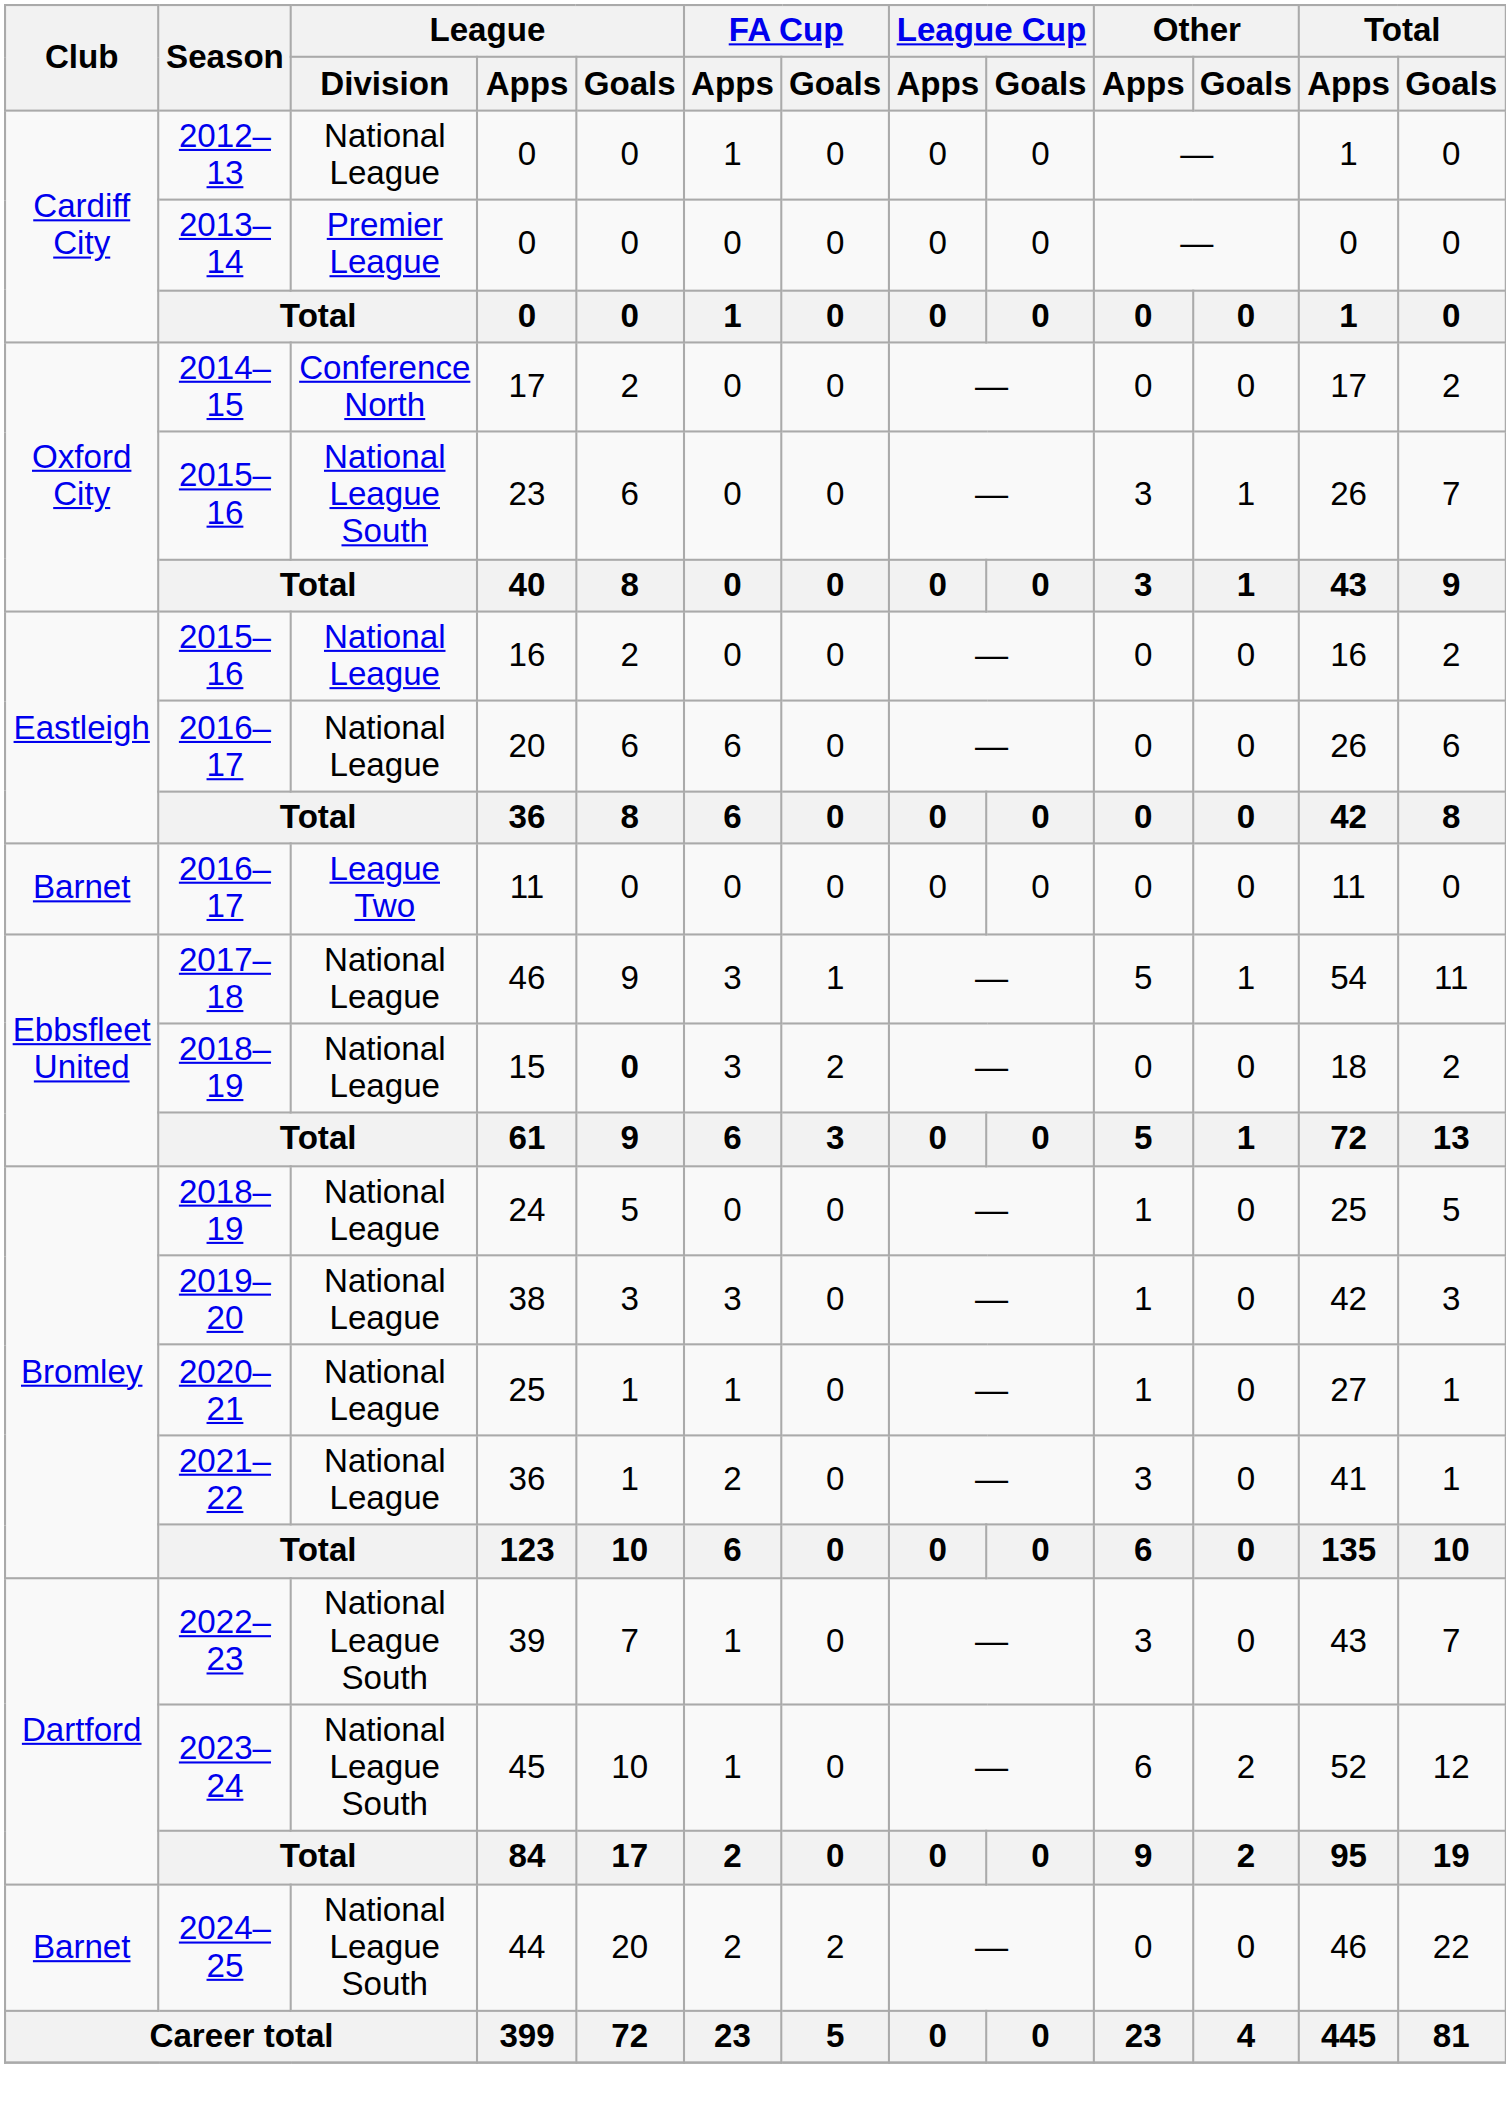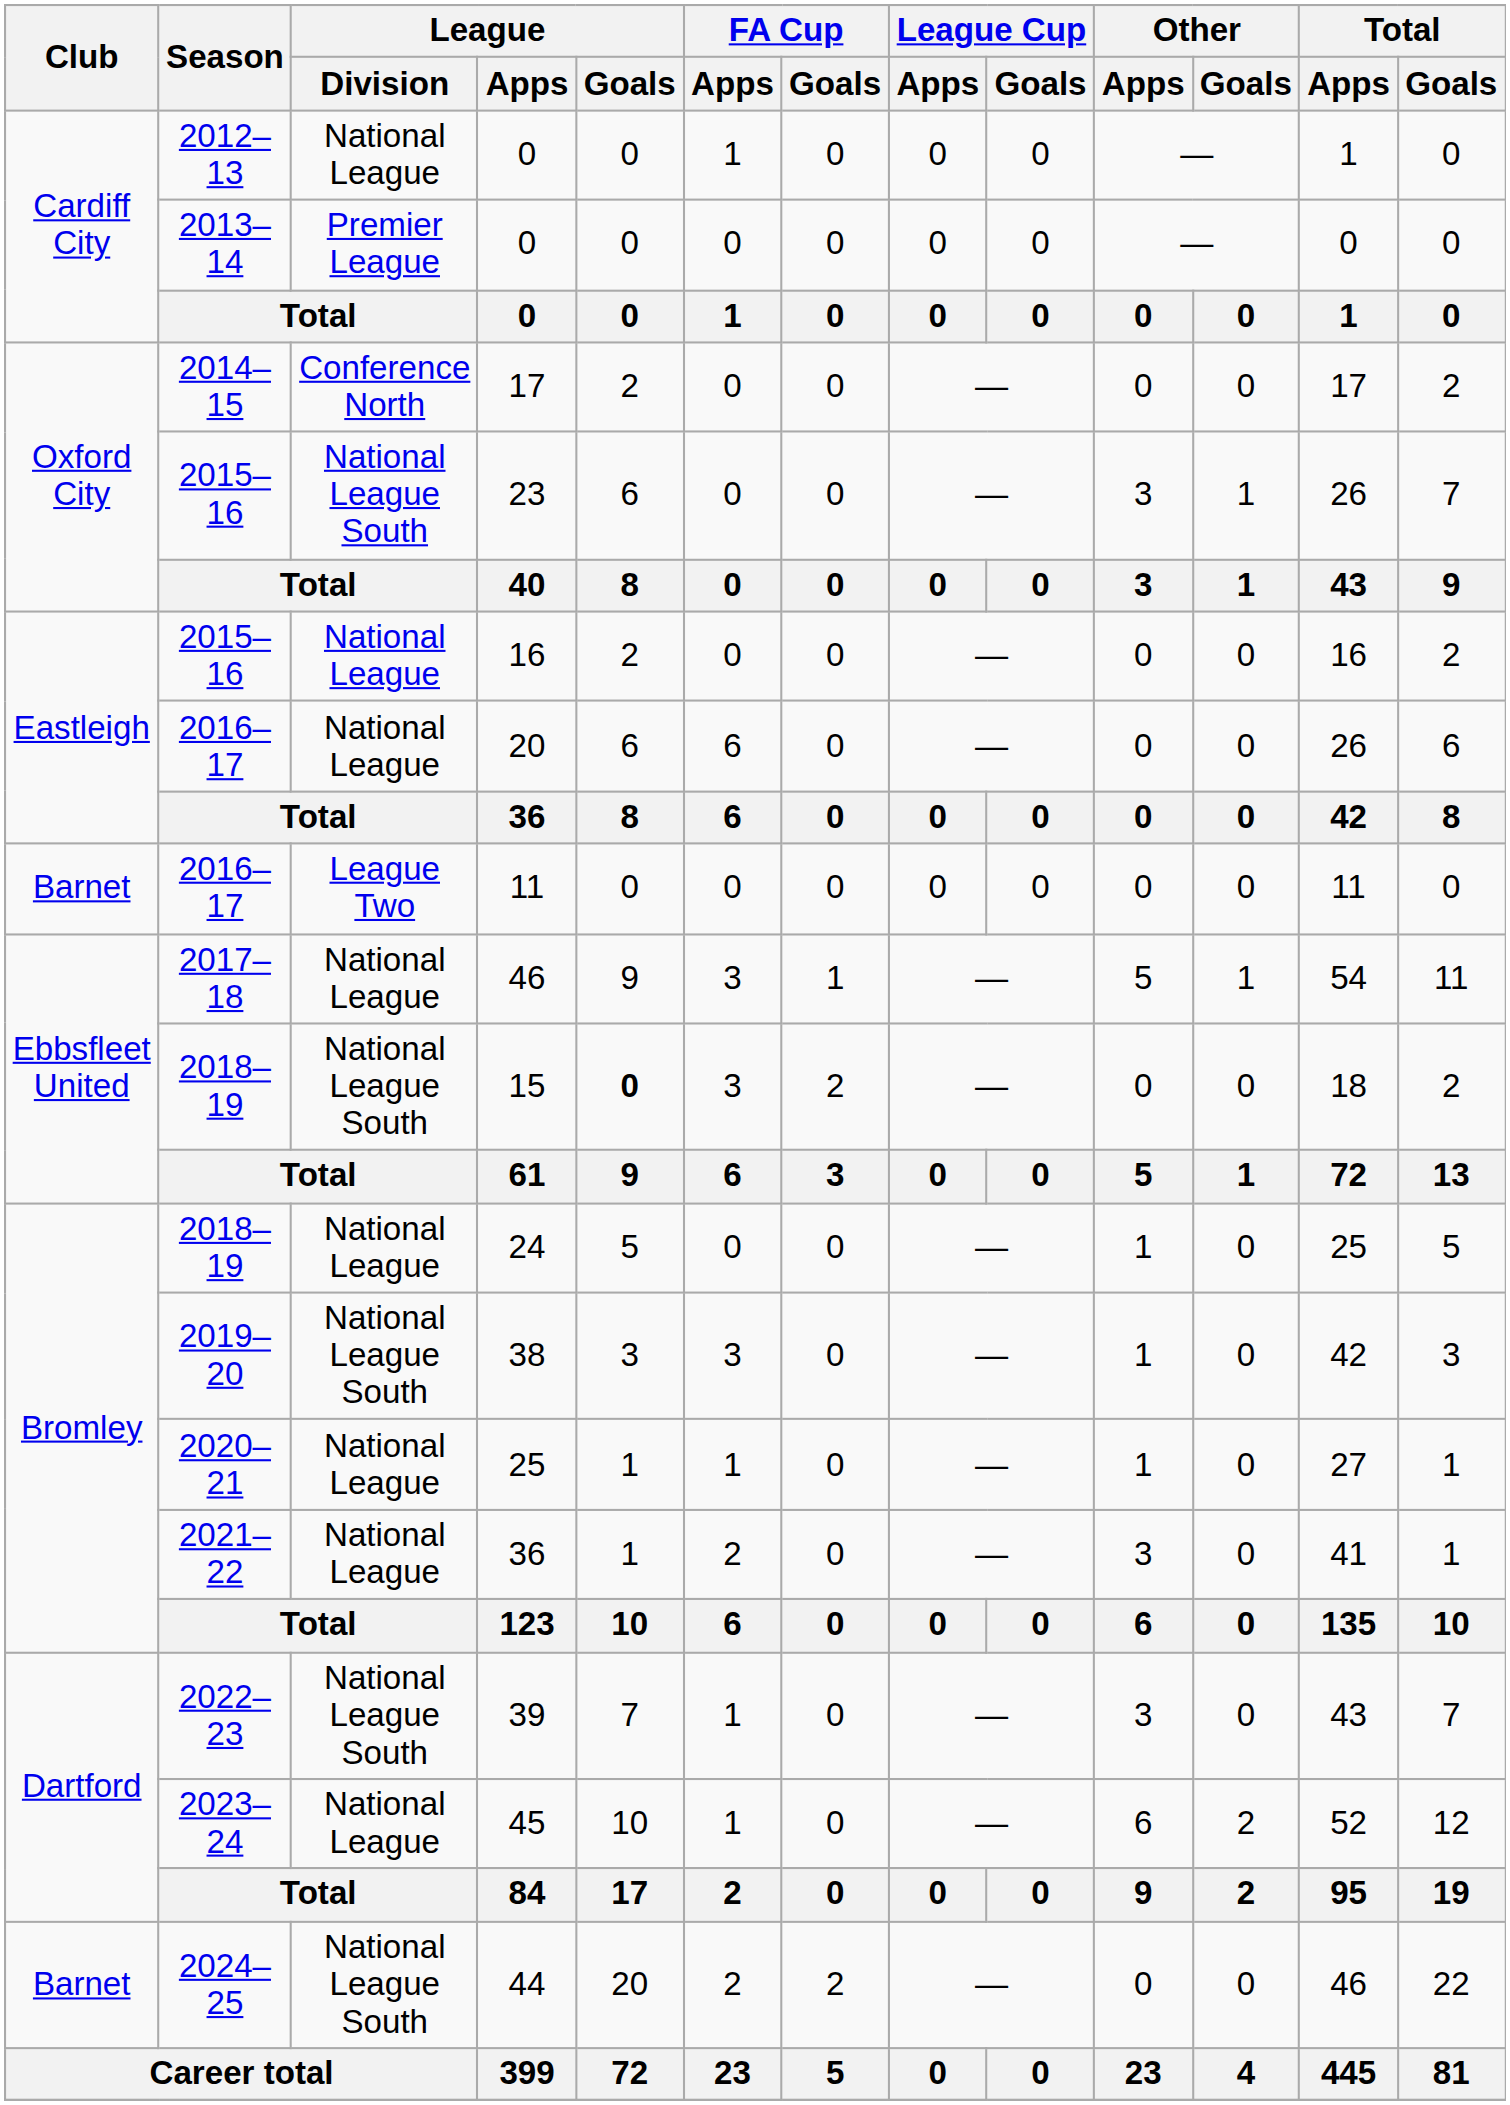(385, 1067) National League -> (385, 1086) National League South
(385, 1299) National League -> (385, 1355) National League South
(385, 1767) National League South -> (385, 1823) National League
